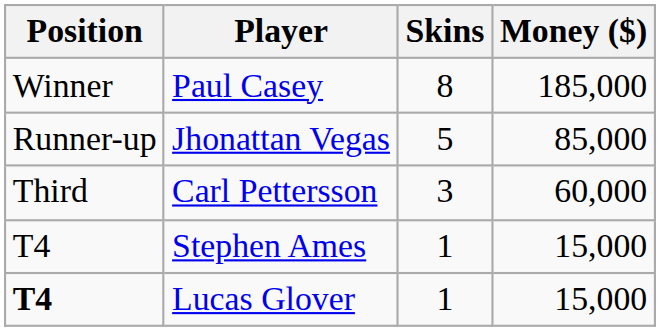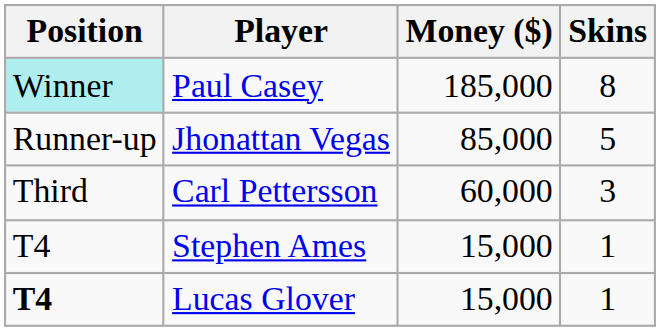columns swapped: (445, 31) <-> (574, 31)
(63, 84) no background -> (63, 84) paleturquoise background
